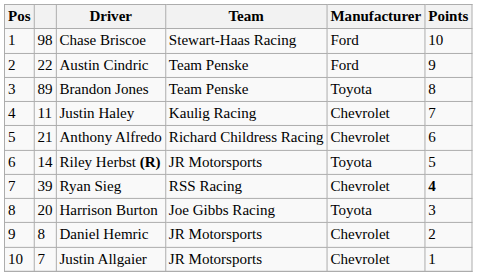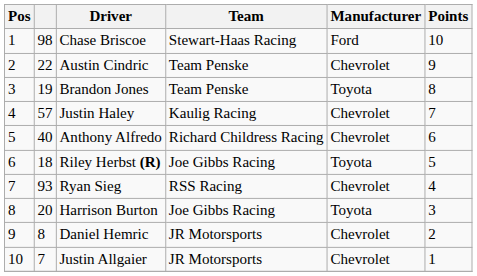(345, 64) Ford -> (360, 64) Chevrolet
(45, 89) 89 -> (45, 89) 19
(45, 113) 11 -> (45, 113) 57
(45, 137) 21 -> (45, 137) 40
(45, 161) 14 -> (45, 161) 18
(215, 161) JR Motorsports -> (222, 161) Joe Gibbs Racing
(45, 185) 39 -> (45, 185) 93
(432, 185) bold -> (432, 185) normal
